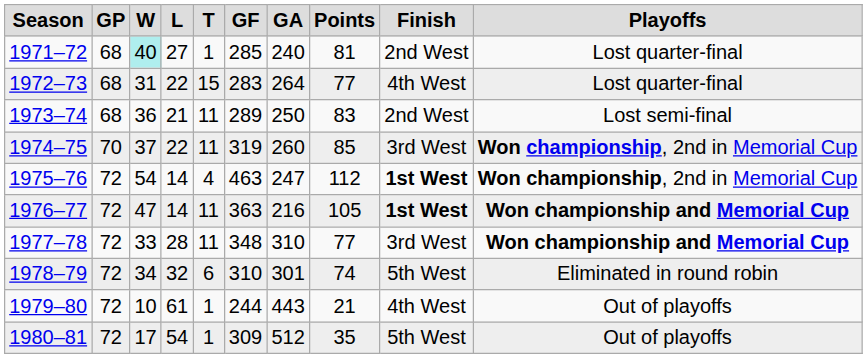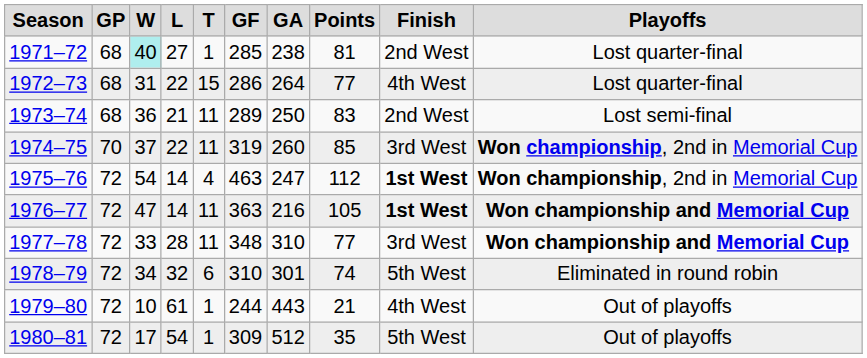(288, 52) 240 -> (288, 52) 238
(246, 83) 283 -> (246, 83) 286
